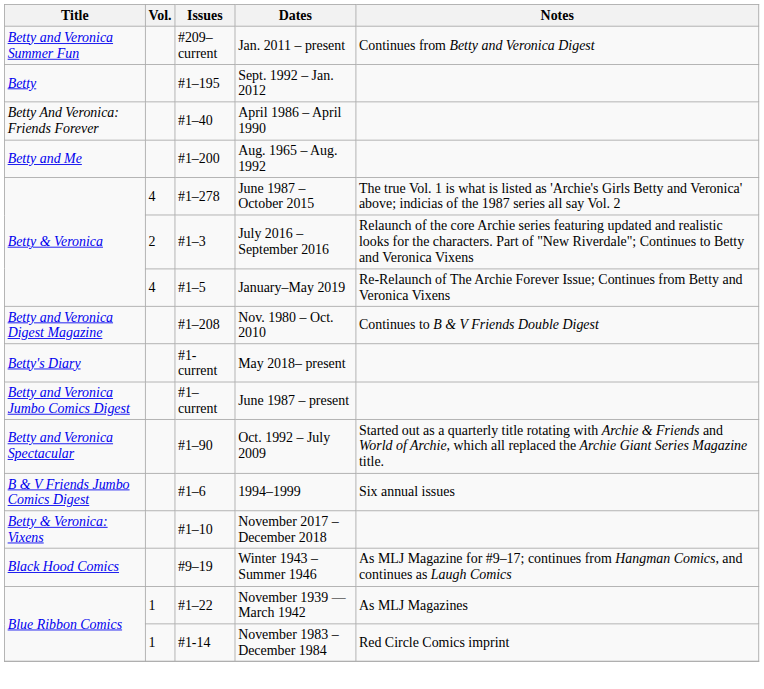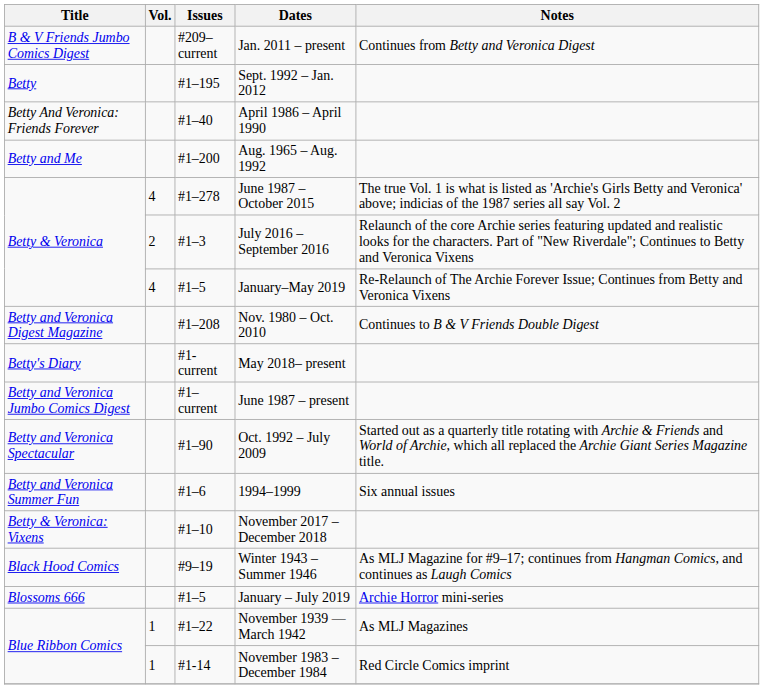(60, 45) Betty and Veronica Summer Fun -> (69, 45) B & V Friends Jumbo Comics Digest
(69, 491) B & V Friends Jumbo Comics Digest -> (60, 491) Betty and Veronica Summer Fun
+ row: (294, 597)
